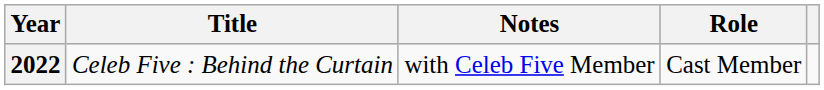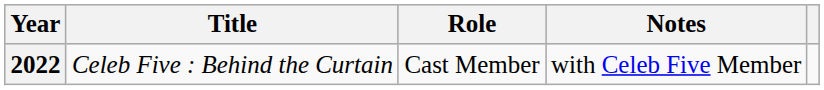columns swapped: (734, 24) <-> (530, 24)
